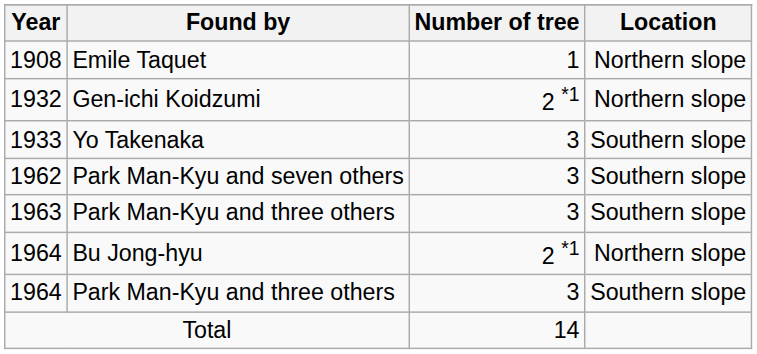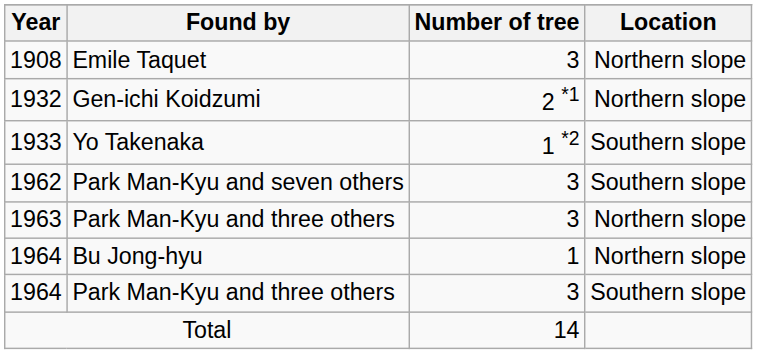(573, 59) 1 -> (573, 59) 3
(573, 139) 3 -> (561, 142) 1 *2
(668, 213) Southern slope -> (670, 219) Northern slope
(561, 253) 2 *1 -> (573, 256) 1
